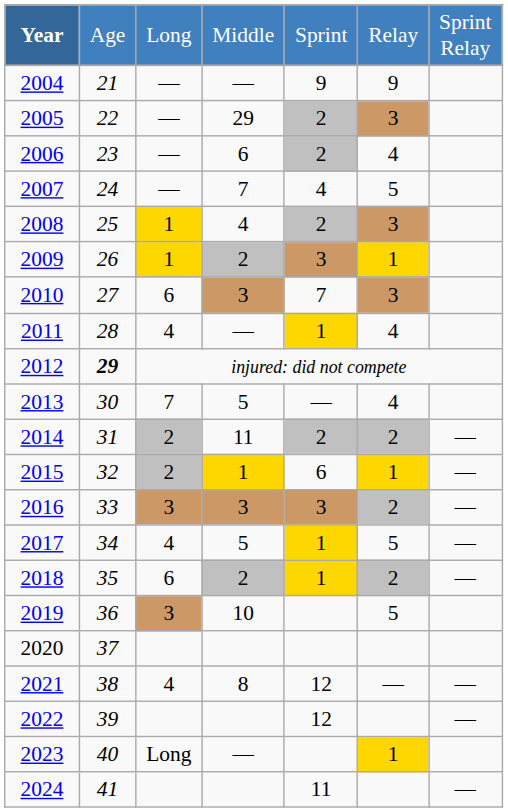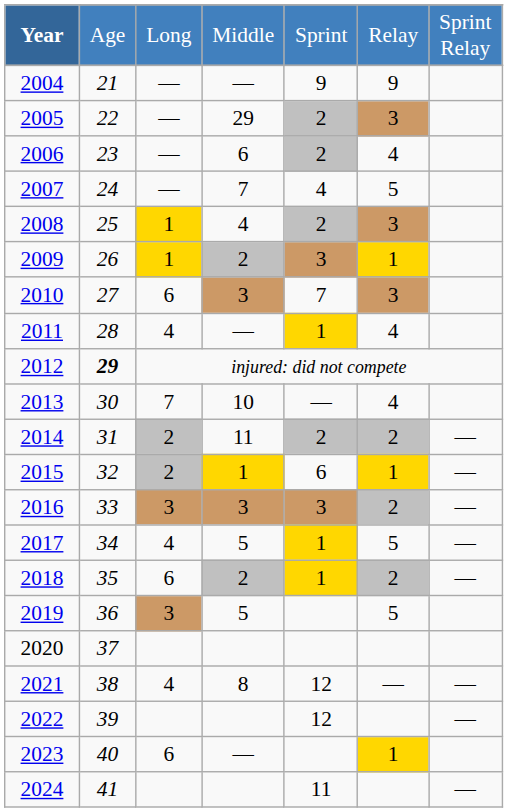(243, 401) 5 -> (243, 401) 10
(243, 613) 10 -> (243, 613) 5
(169, 754) Long -> (169, 754) 6
